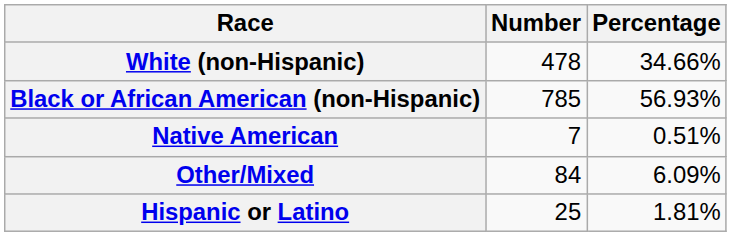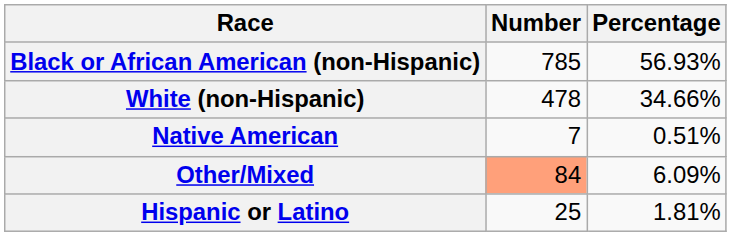rows swapped: (245, 61) <-> (245, 99)
(568, 174) no background -> (568, 174) lightsalmon background
